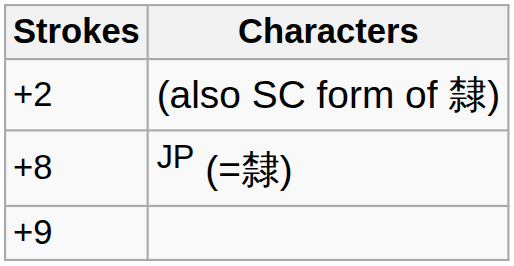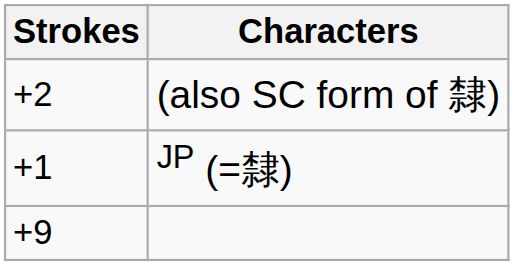(33, 166) +8 -> (33, 166) +1
